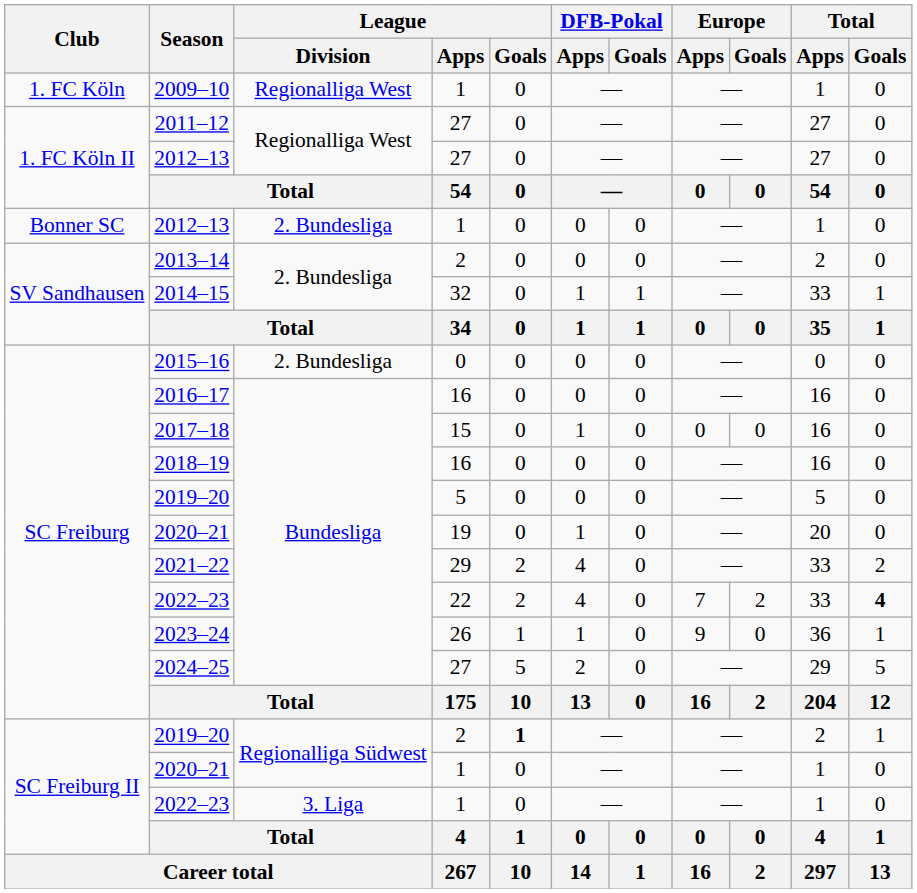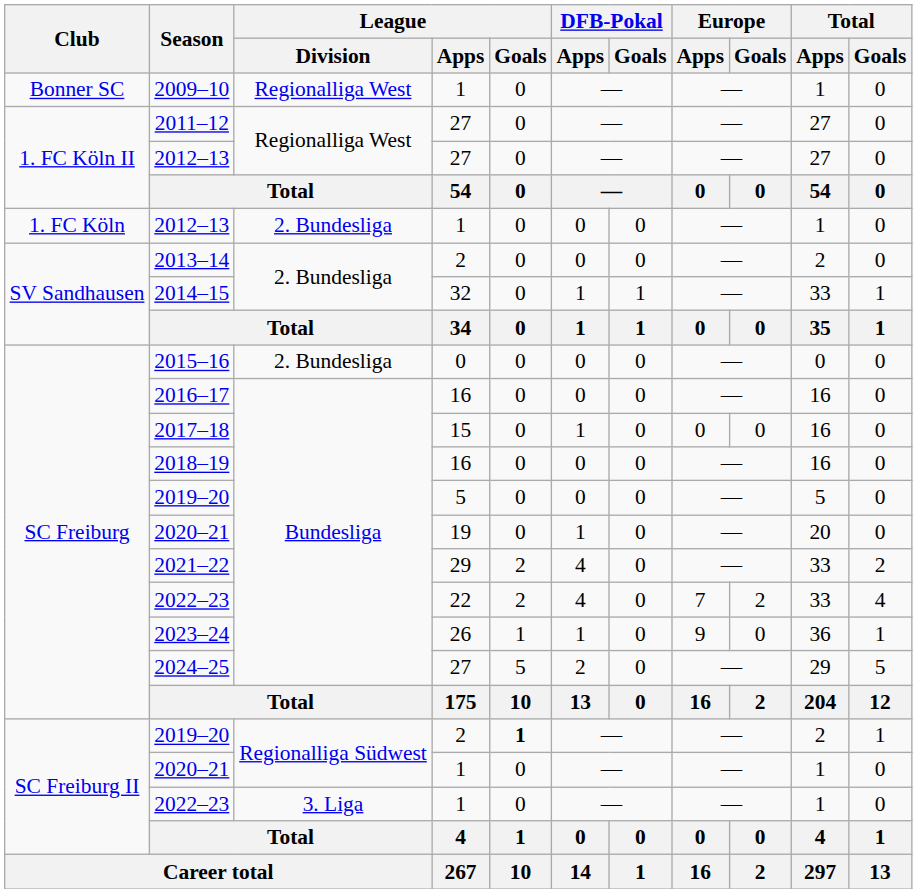(77, 89) 1. FC Köln -> (77, 89) Bonner SC
(77, 225) Bonner SC -> (77, 225) 1. FC Köln
(880, 599) bold -> (880, 599) normal
